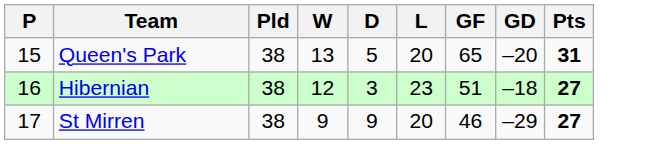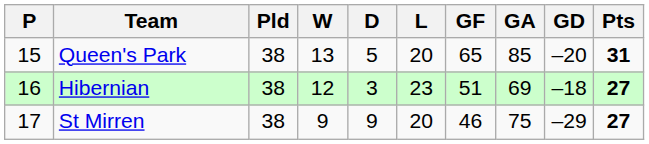+ column: (520, 21)
